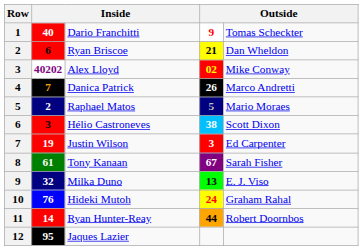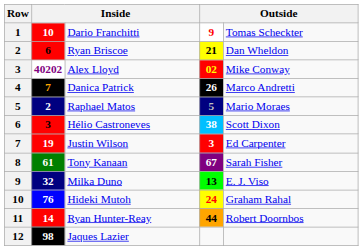(48, 32) 40 -> (48, 32) 10
(48, 236) 95 -> (48, 236) 98
